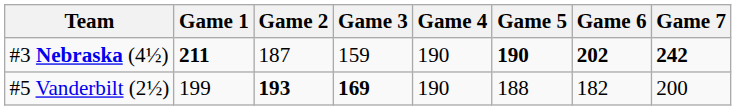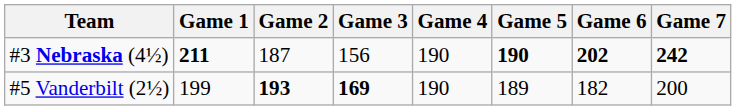(354, 54) 159 -> (354, 54) 156
(513, 88) 188 -> (513, 88) 189
